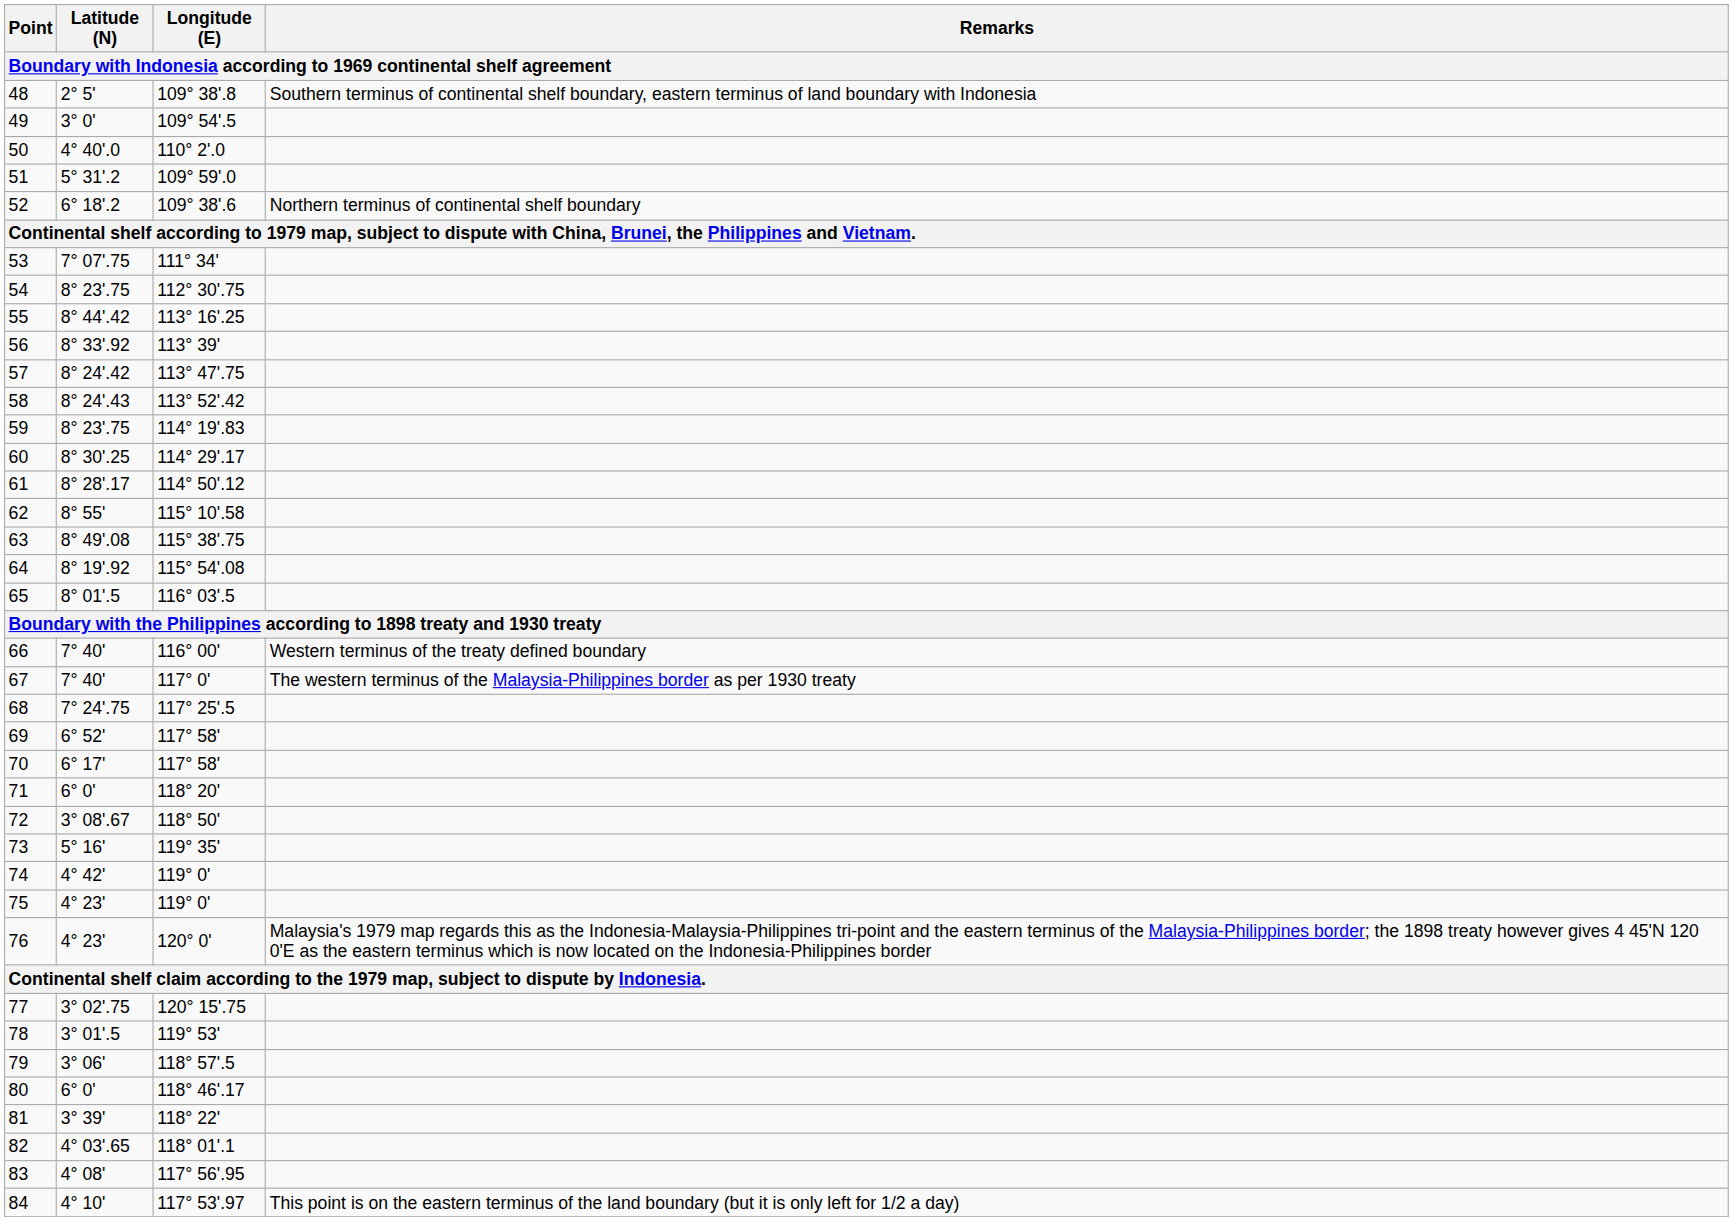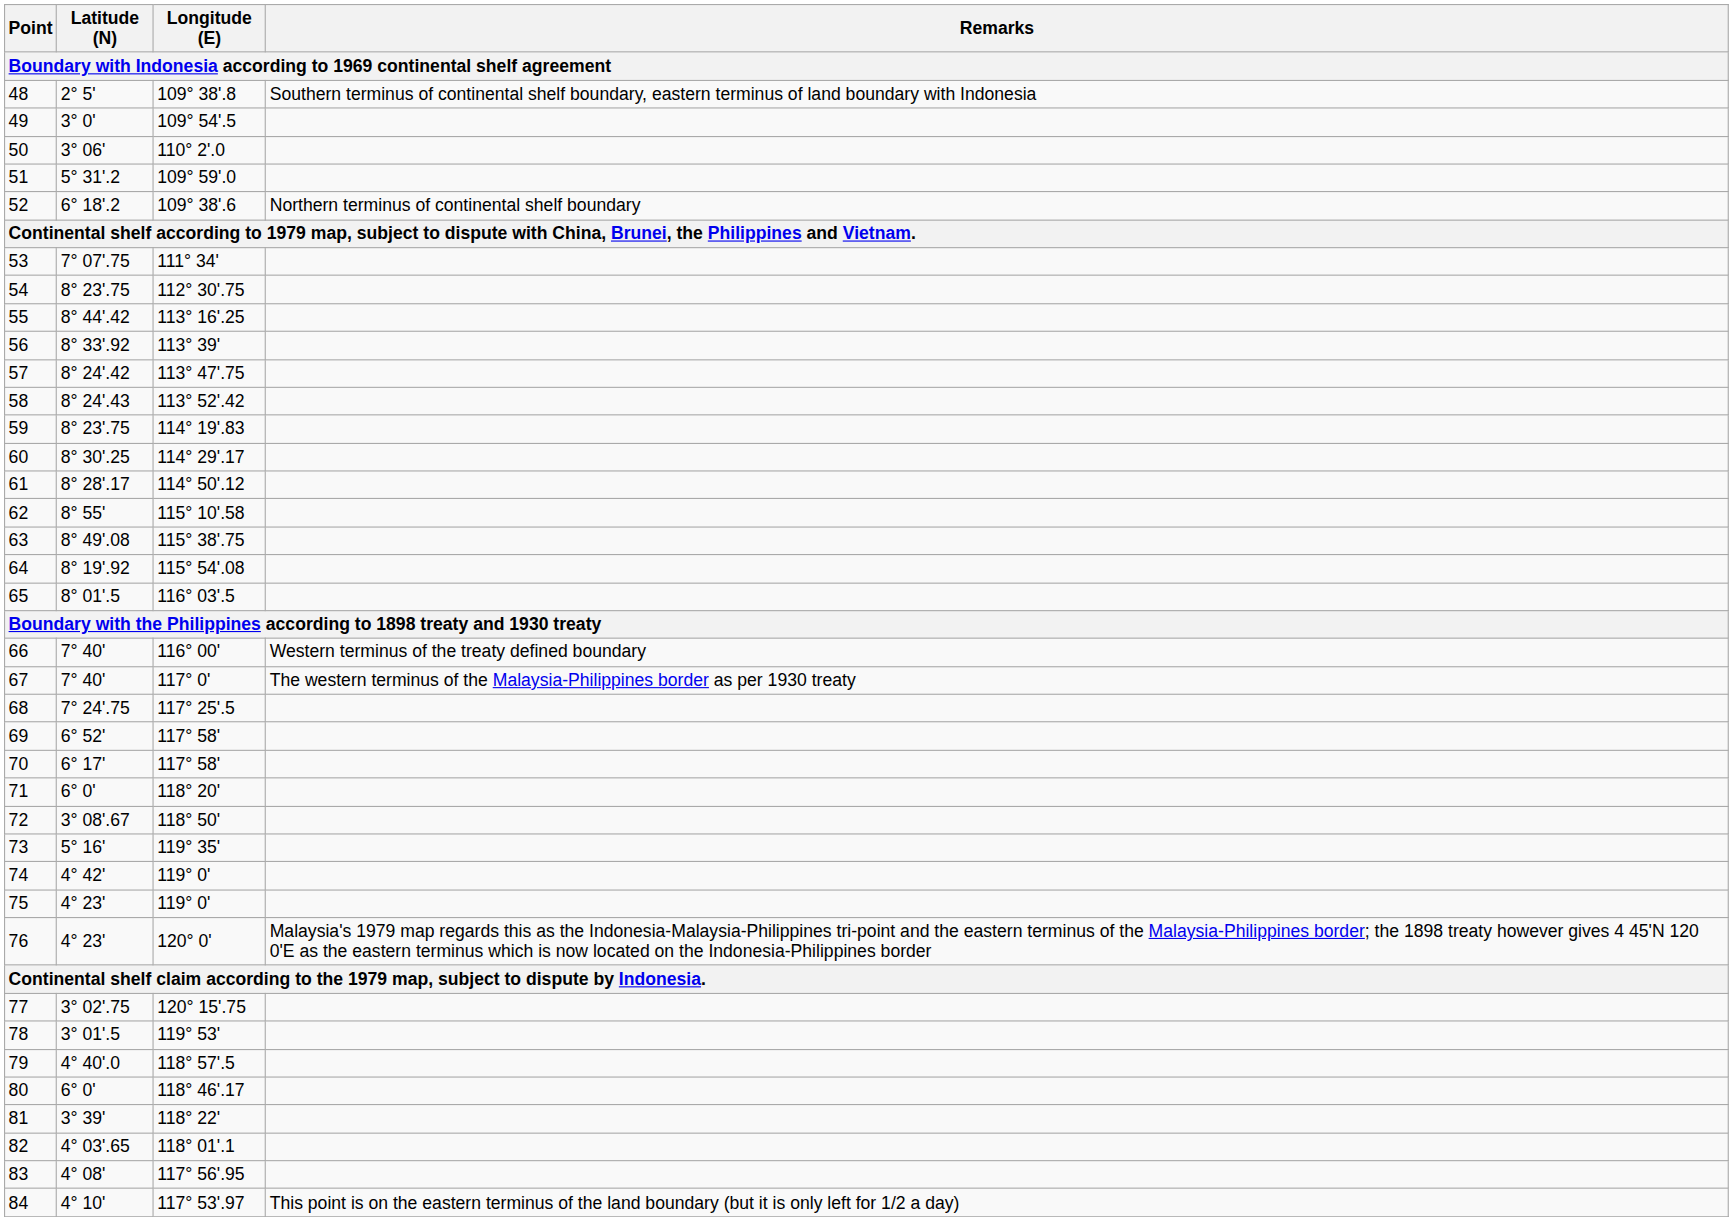(90, 149) 4° 40'.0 -> (83, 149) 3° 06'
(83, 1062) 3° 06' -> (90, 1062) 4° 40'.0
